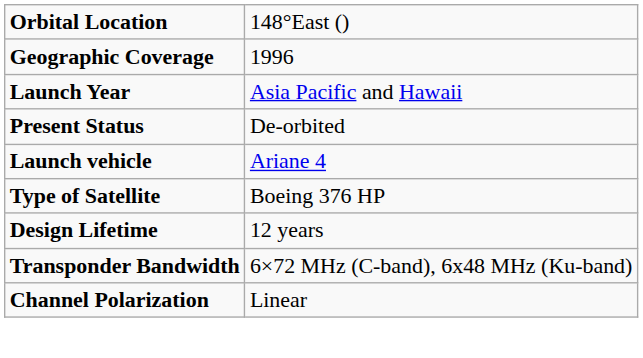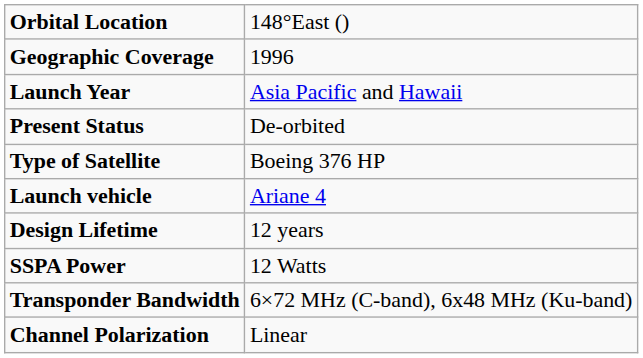rows swapped: (85, 195) <-> (81, 160)
+ row: (68, 265)
